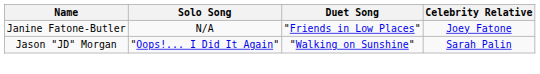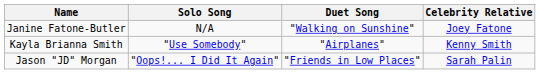(352, 29) "Friends in Low Places" -> (352, 29) "Walking on Sunshine"
+ row: (66, 45)
(352, 45) "Walking on Sunshine" -> (352, 61) "Friends in Low Places"
